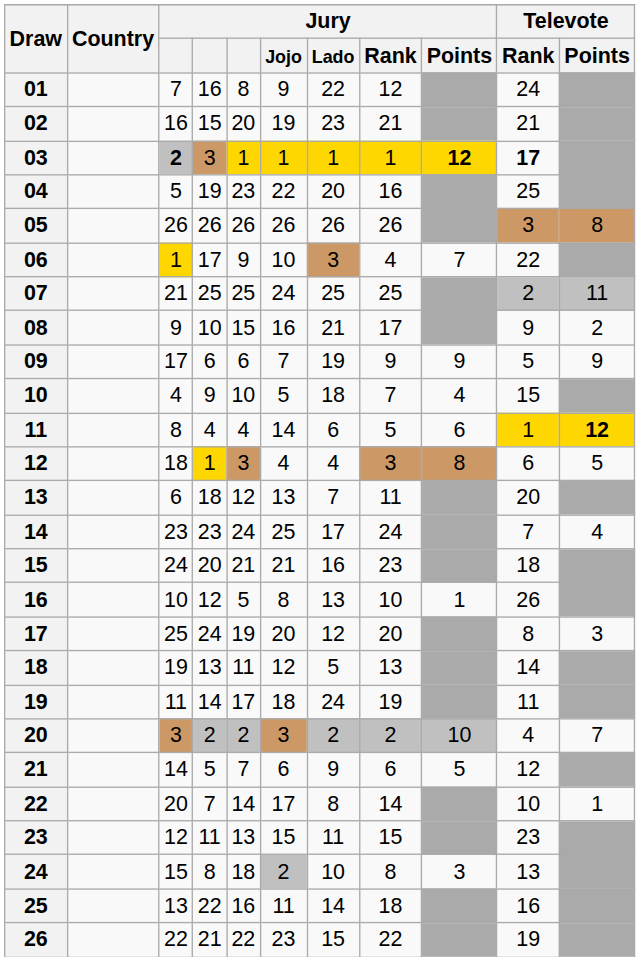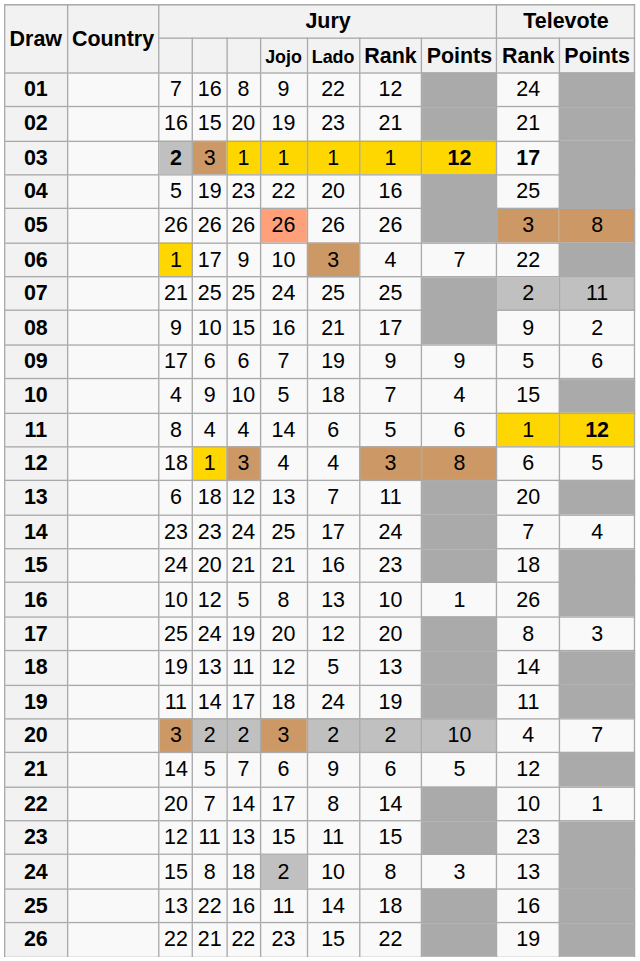(284, 225) no background -> (284, 225) lightsalmon background
(597, 361) 9 -> (597, 361) 6
